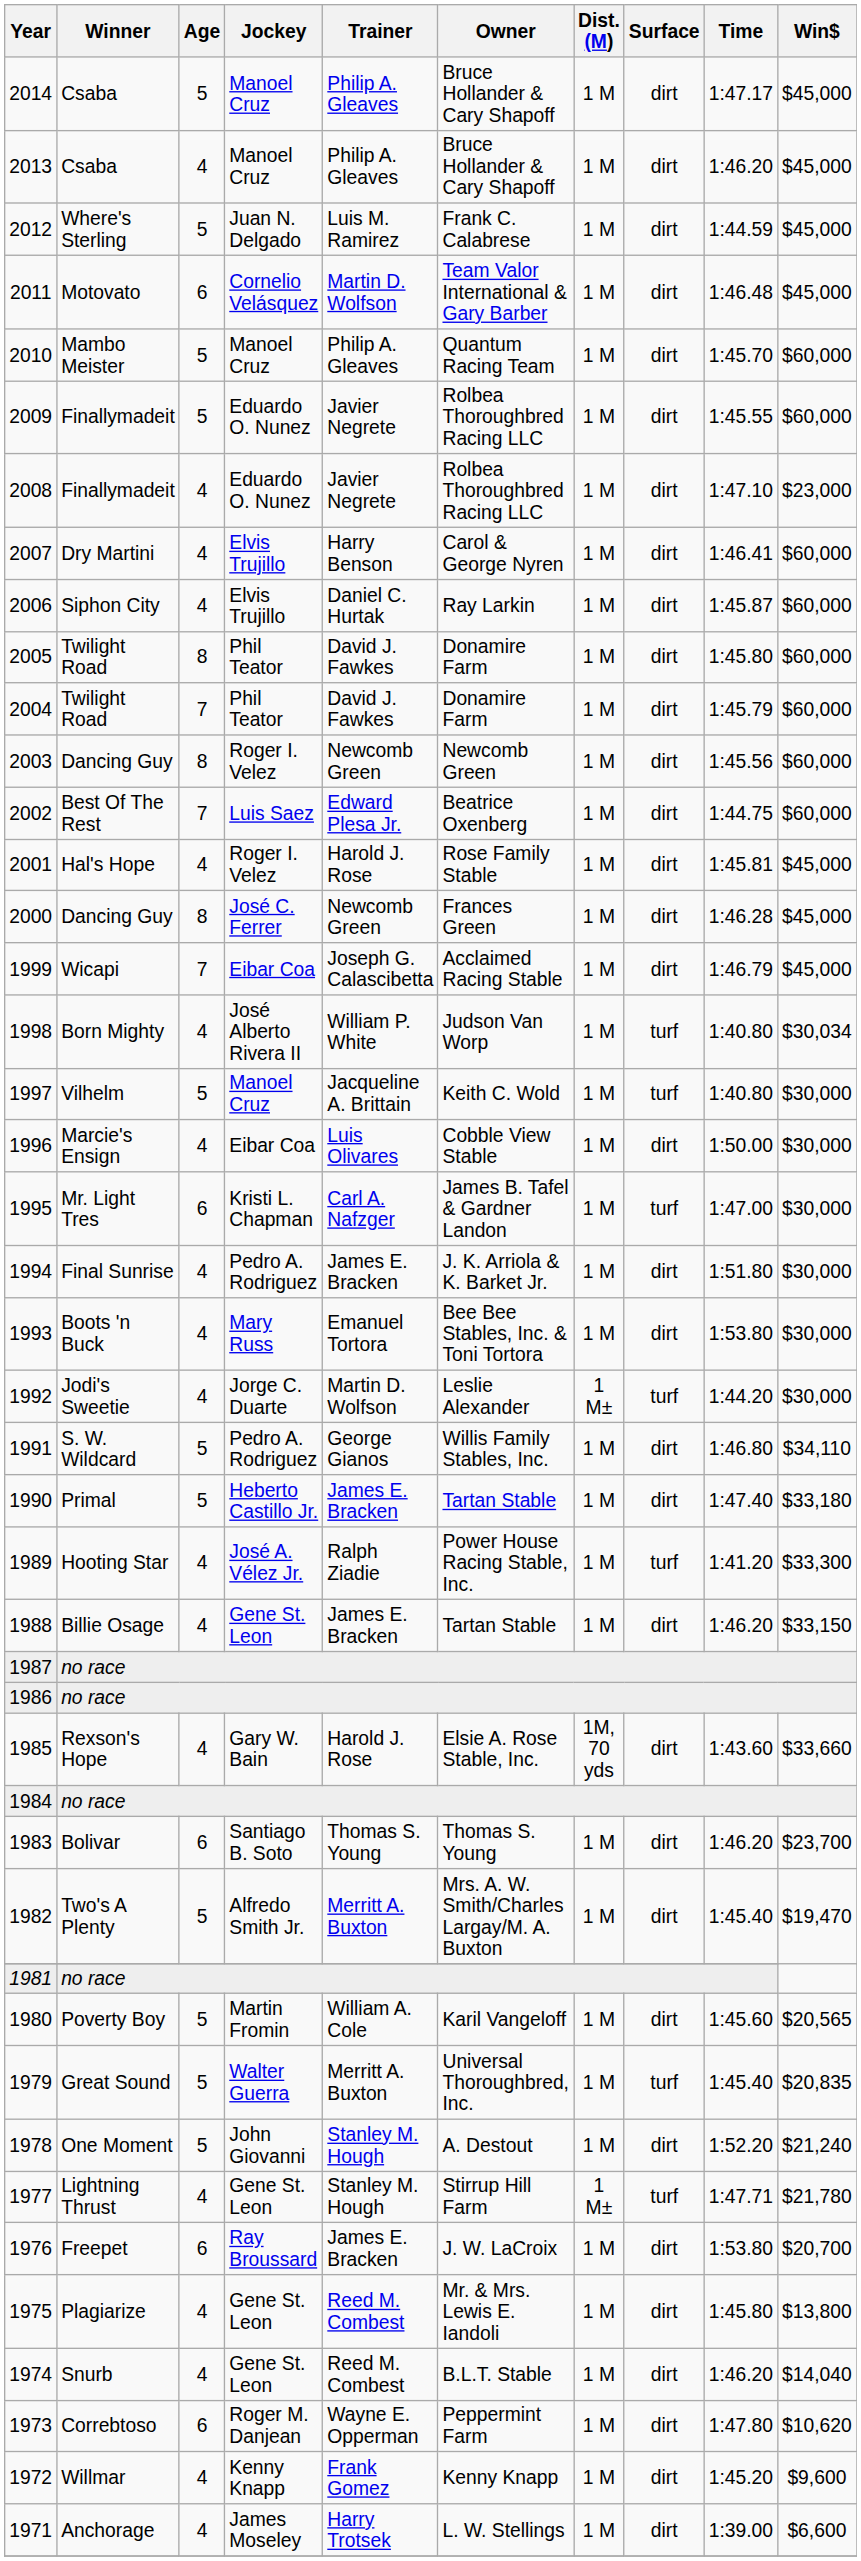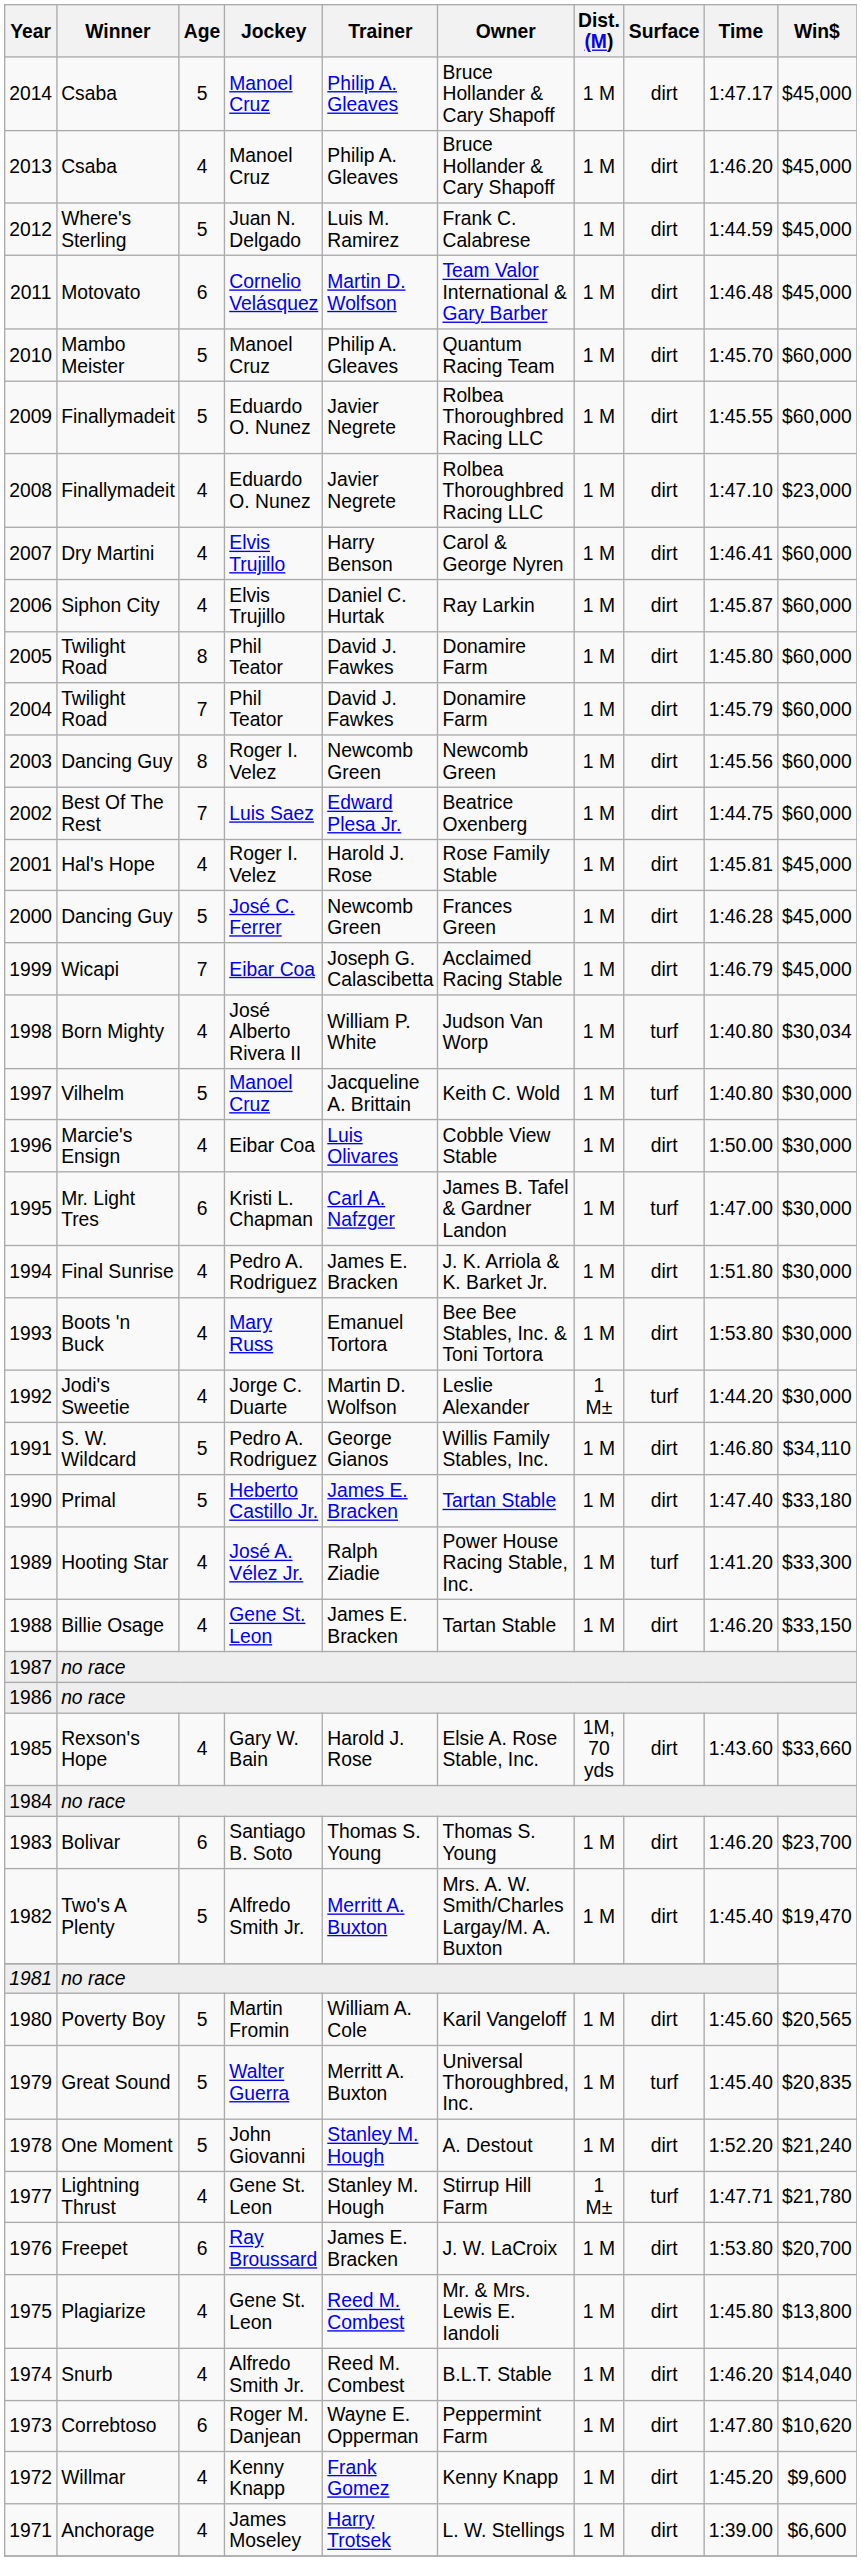(202, 917) 8 -> (202, 917) 5
(267, 2374) Gene St. Leon -> (267, 2374) Alfredo Smith Jr.
